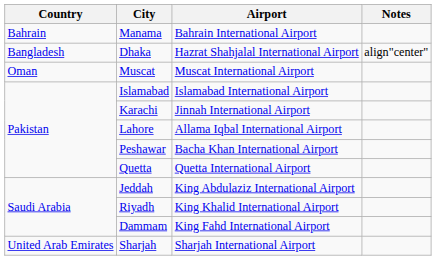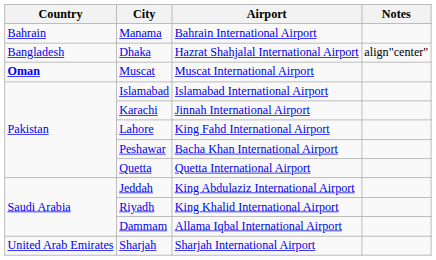(22, 71) normal -> (24, 71) bold
(258, 129) Allama Iqbal International Airport -> (252, 129) King Fahd International Airport
(252, 226) King Fahd International Airport -> (258, 226) Allama Iqbal International Airport
